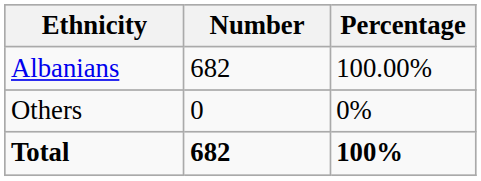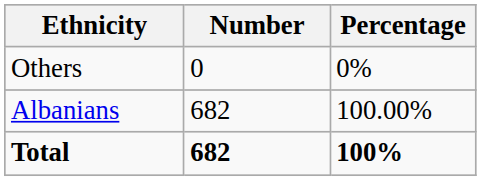rows swapped: (65, 68) <-> (47, 110)
